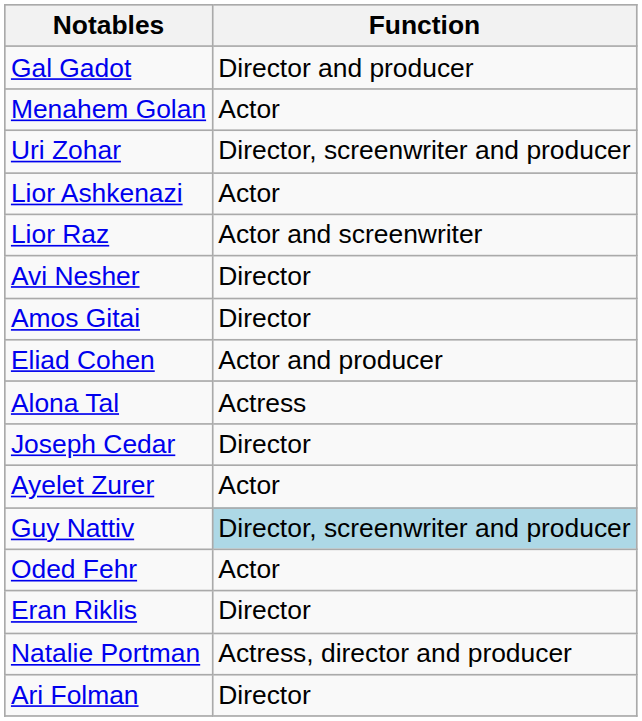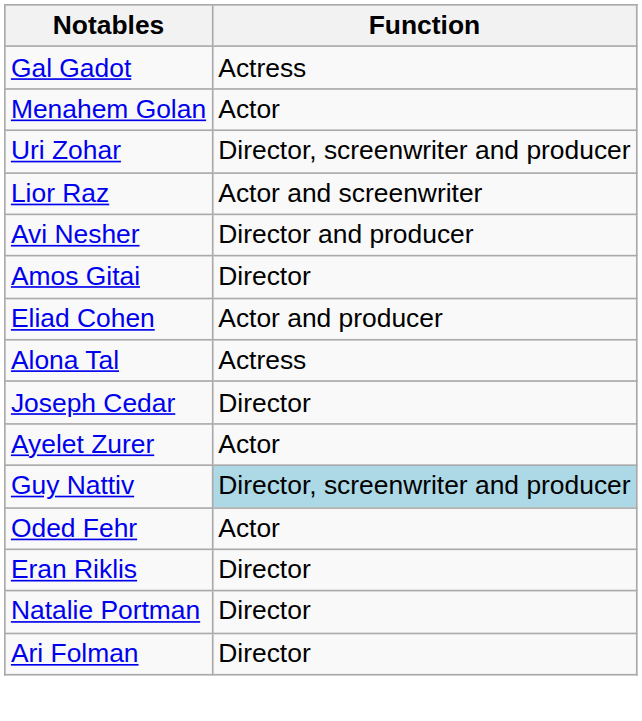(346, 67) Director and producer -> (262, 67) Actress
- row: (97, 192)
(264, 276) Director -> (346, 234) Director and producer
(395, 653) Actress, director and producer -> (264, 611) Director
